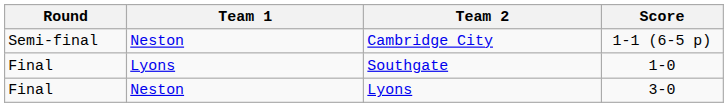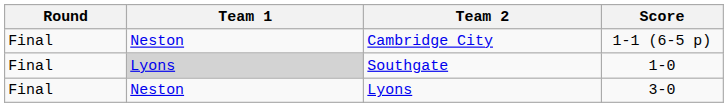(53, 41) Semi-final -> (31, 41) Final
(153, 65) no background -> (153, 65) lightgrey background
